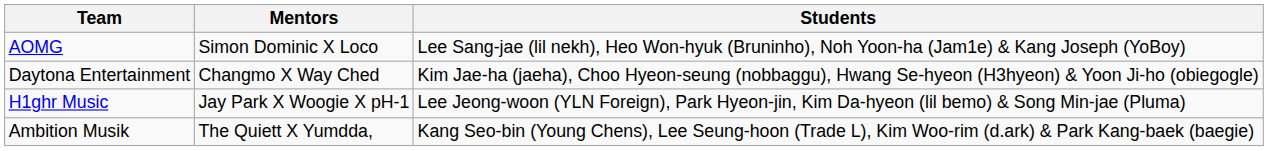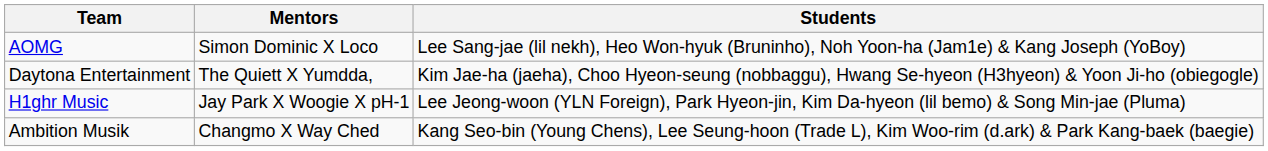(289, 74) Changmo X Way Ched -> (286, 74) The Quiett X Yumdda,
(286, 131) The Quiett X Yumdda, -> (289, 131) Changmo X Way Ched
